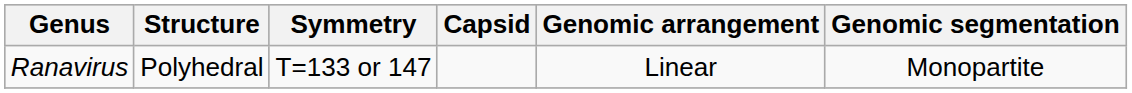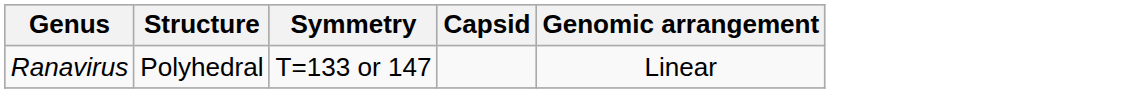- column: (975, 25)
